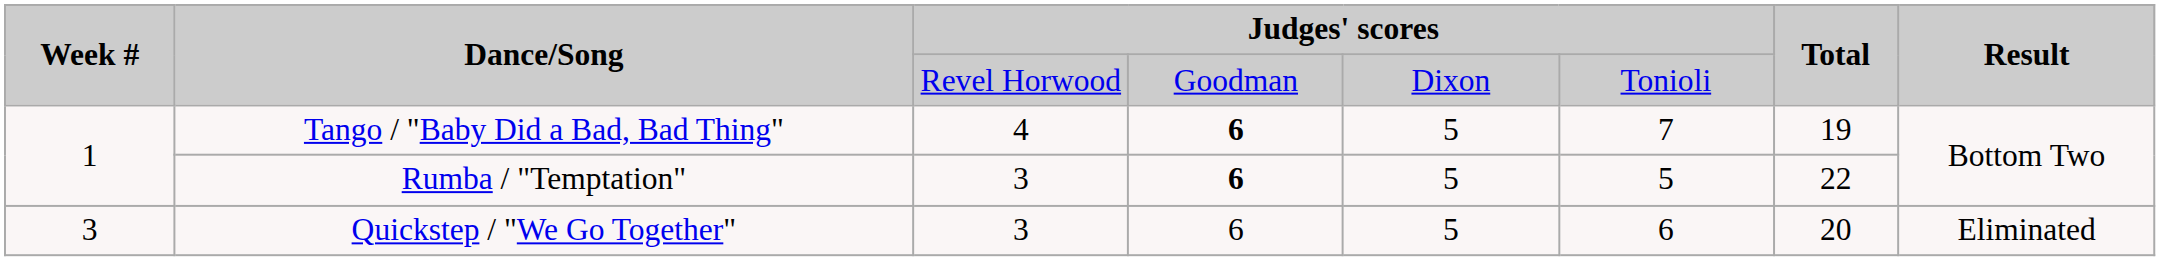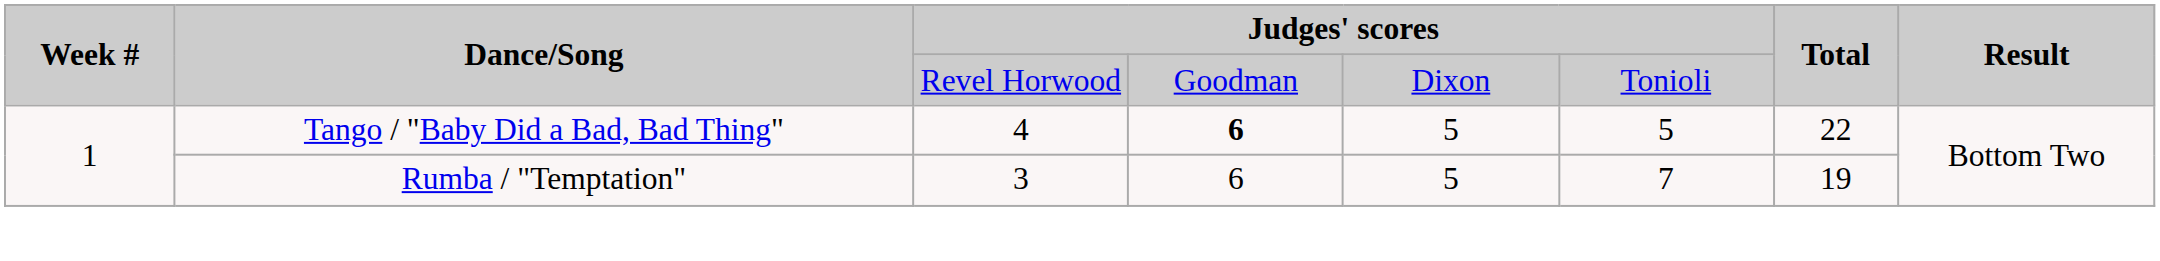(1666, 129) 7 -> (1666, 129) 5
(1836, 129) 19 -> (1836, 129) 22
(1236, 179) bold -> (1236, 179) normal
(1666, 179) 5 -> (1666, 179) 7
(1836, 179) 22 -> (1836, 179) 19
- row: (544, 229)
